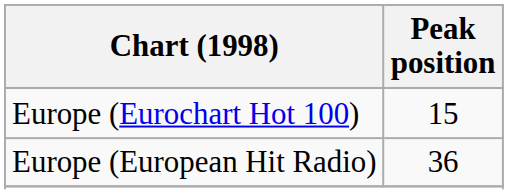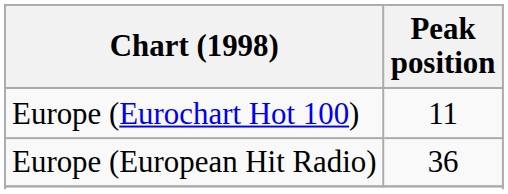(443, 112) 15 -> (443, 112) 11
